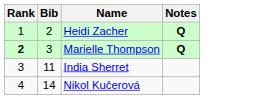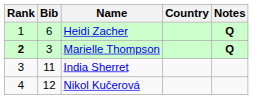+ column: (187, 13)
(49, 31) 2 -> (49, 31) 6
(49, 85) 14 -> (49, 85) 12
